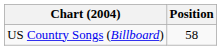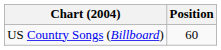(192, 34) 58 -> (192, 34) 60
